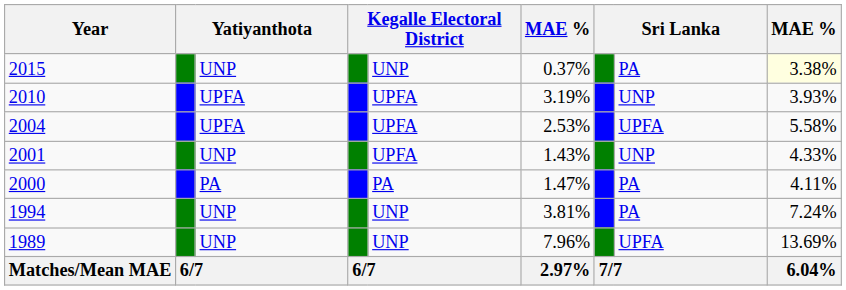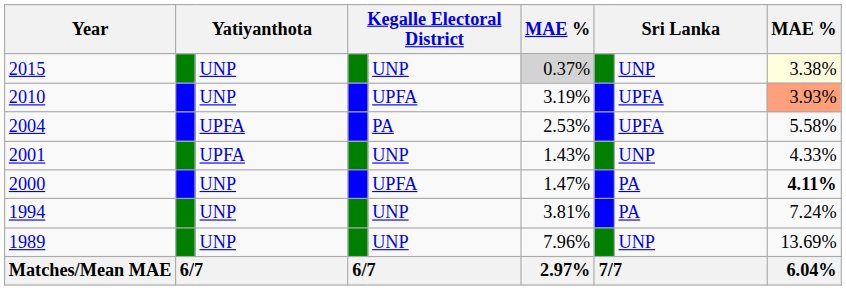(567, 68) no background -> (567, 68) lightgrey background
(629, 68) PA -> (637, 68) UNP
(222, 97) UPFA -> (218, 97) UNP
(637, 97) UNP -> (641, 97) UPFA
(813, 97) no background -> (813, 97) lightsalmon background
(395, 126) UPFA -> (383, 126) PA
(218, 155) UNP -> (222, 155) UPFA
(395, 155) UPFA -> (390, 155) UNP
(210, 184) PA -> (218, 184) UNP
(383, 184) PA -> (395, 184) UPFA
(813, 184) normal -> (812, 184) bold
(641, 241) UPFA -> (637, 241) UNP
